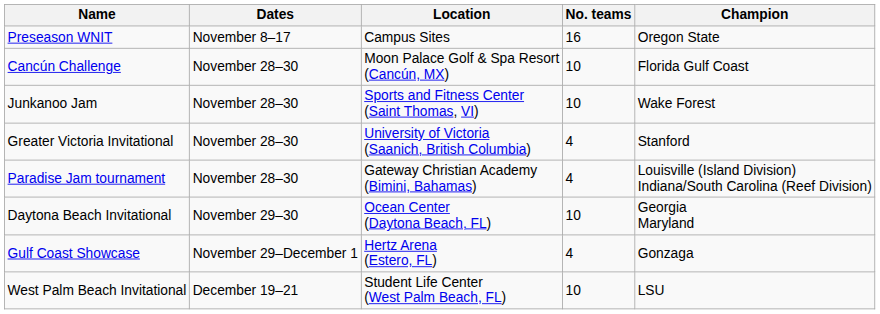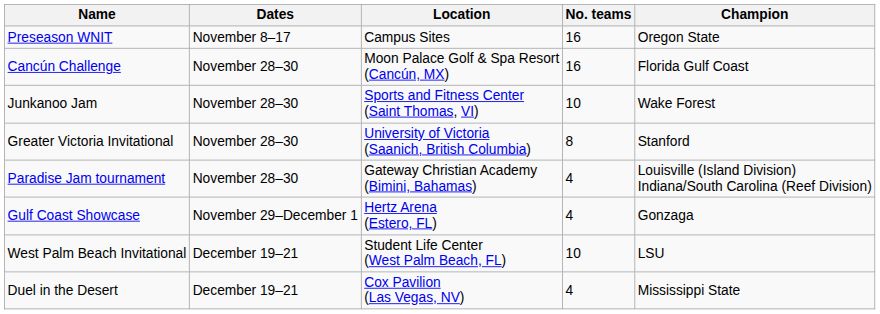(573, 66) 10 -> (573, 66) 16
(569, 141) 4 -> (569, 141) 8
- row: (89, 216)
+ row: (63, 290)
